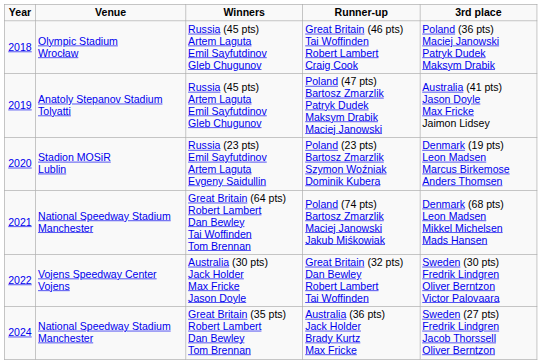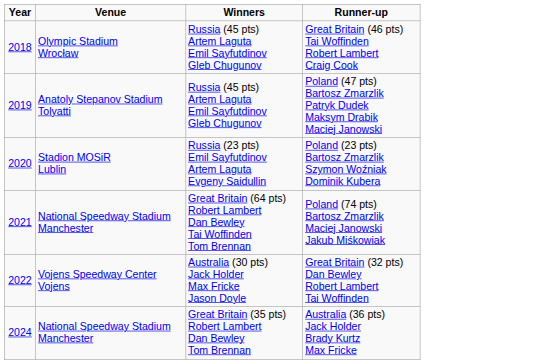- column: (478, 12)
